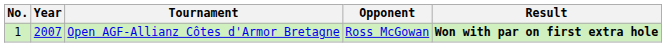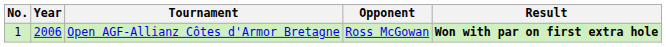(48, 33) 2007 -> (48, 33) 2006
